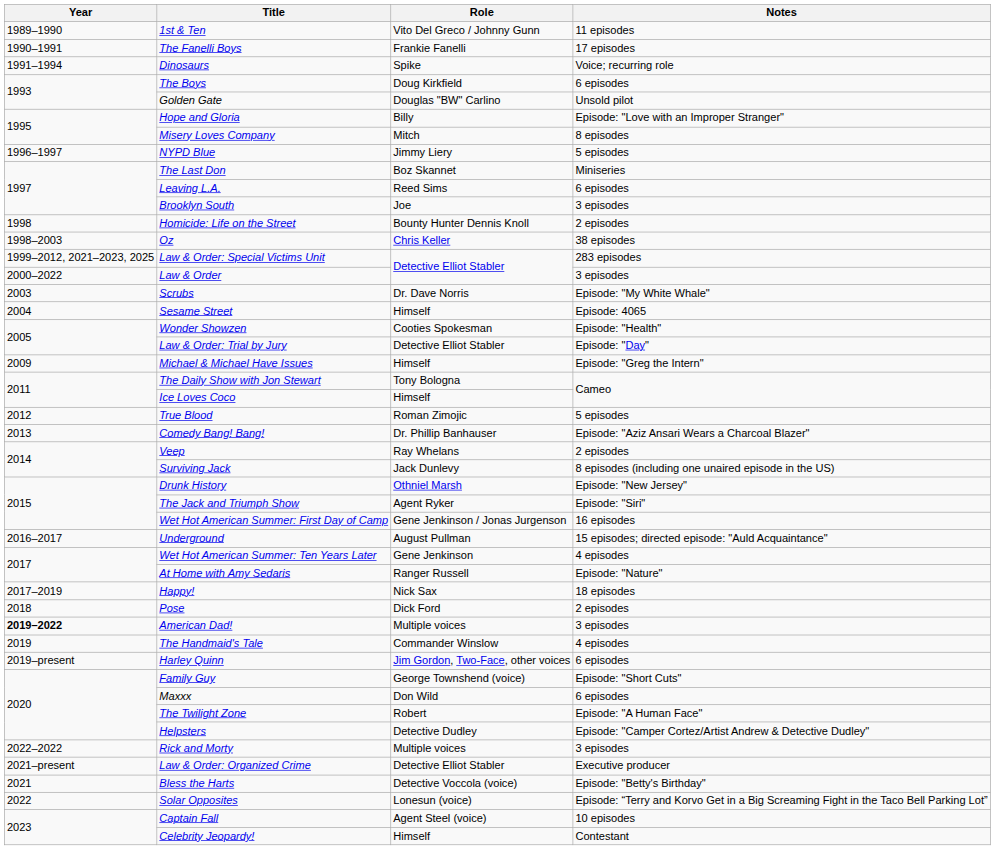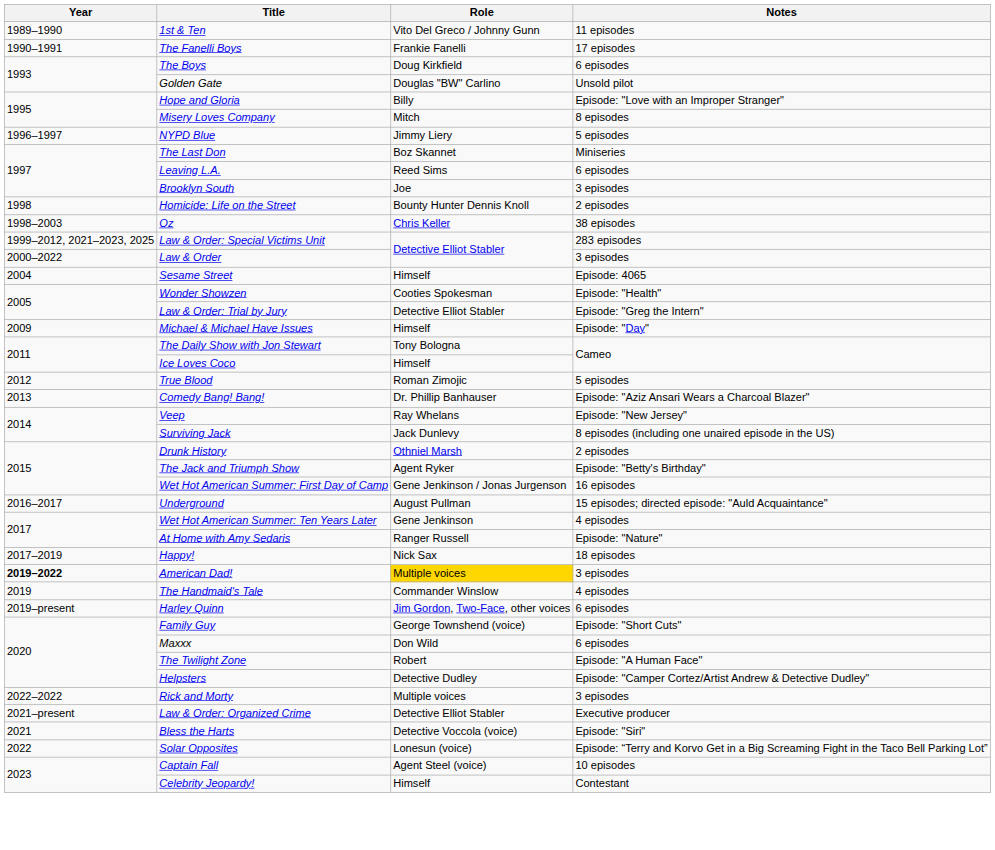- row: (184, 65)
- row: (177, 293)
(612, 345) Episode: "Day" -> (640, 310) Episode: "Greg the Intern"
(640, 363) Episode: "Greg the Intern" -> (612, 328) Episode: "Day"
(602, 450) 2 episodes -> (631, 415) Episode: "New Jersey"
(631, 485) Episode: "New Jersey" -> (602, 450) 2 episodes
(610, 503) Episode: "Siri" -> (641, 468) Episode: "Betty's Birthday"
- row: (172, 608)
(429, 626) no background -> (429, 573) gold background
(641, 783) Episode: "Betty's Birthday" -> (610, 731) Episode: "Siri"
